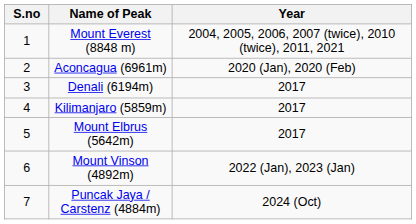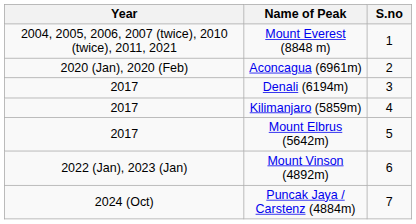columns swapped: (27, 14) <-> (292, 14)
